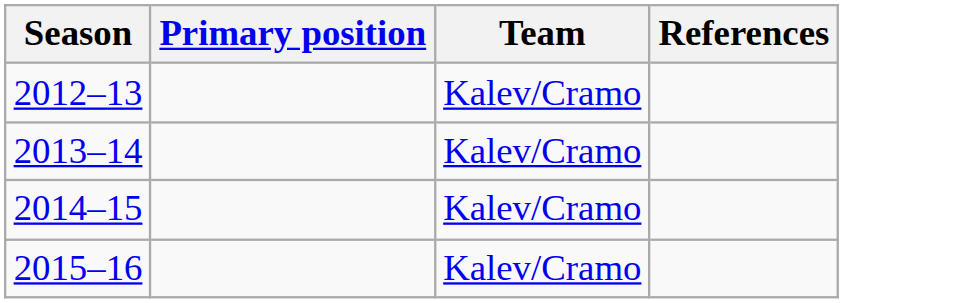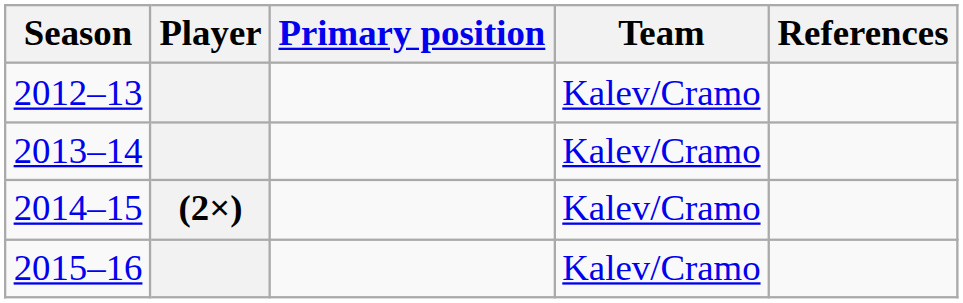+ column: (210, 33)
